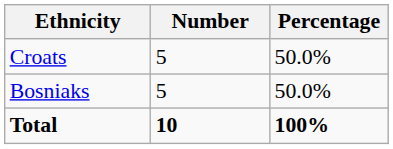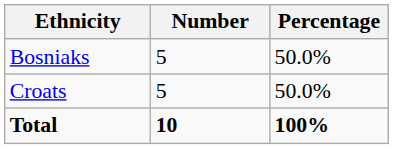rows swapped: (50, 90) <-> (38, 56)
